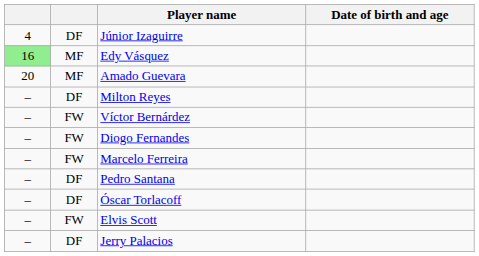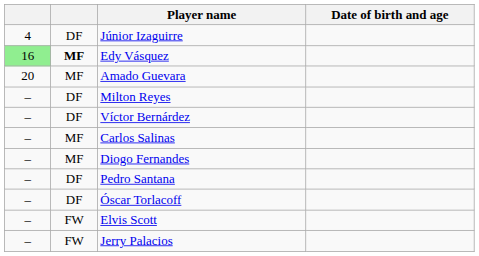(74, 55) normal -> (74, 55) bold
(74, 117) FW -> (74, 117) DF
+ row: (138, 138)
(74, 138) FW -> (74, 158) MF
- row: (144, 158)
(74, 240) DF -> (74, 240) FW
